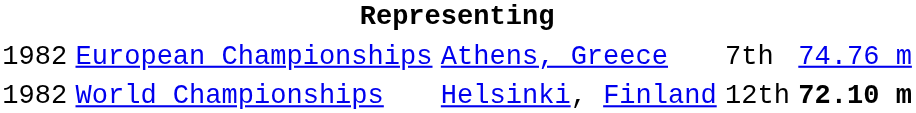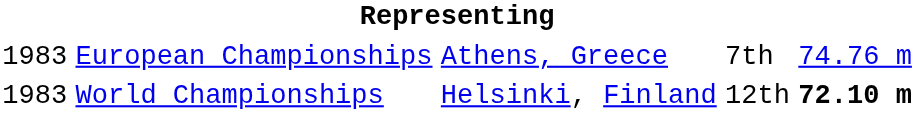(35, 56) 1982 -> (35, 56) 1983
(35, 96) 1982 -> (35, 96) 1983
